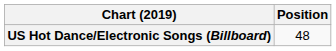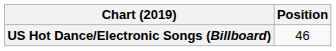(302, 35) 48 -> (302, 35) 46
